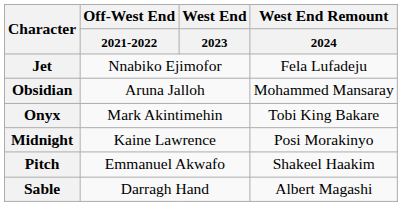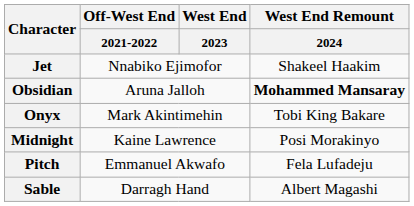(324, 66) Fela Lufadeju -> (329, 66) Shakeel Haakim
(324, 90) normal -> (329, 90) bold
(324, 164) Shakeel Haakim -> (329, 164) Fela Lufadeju
